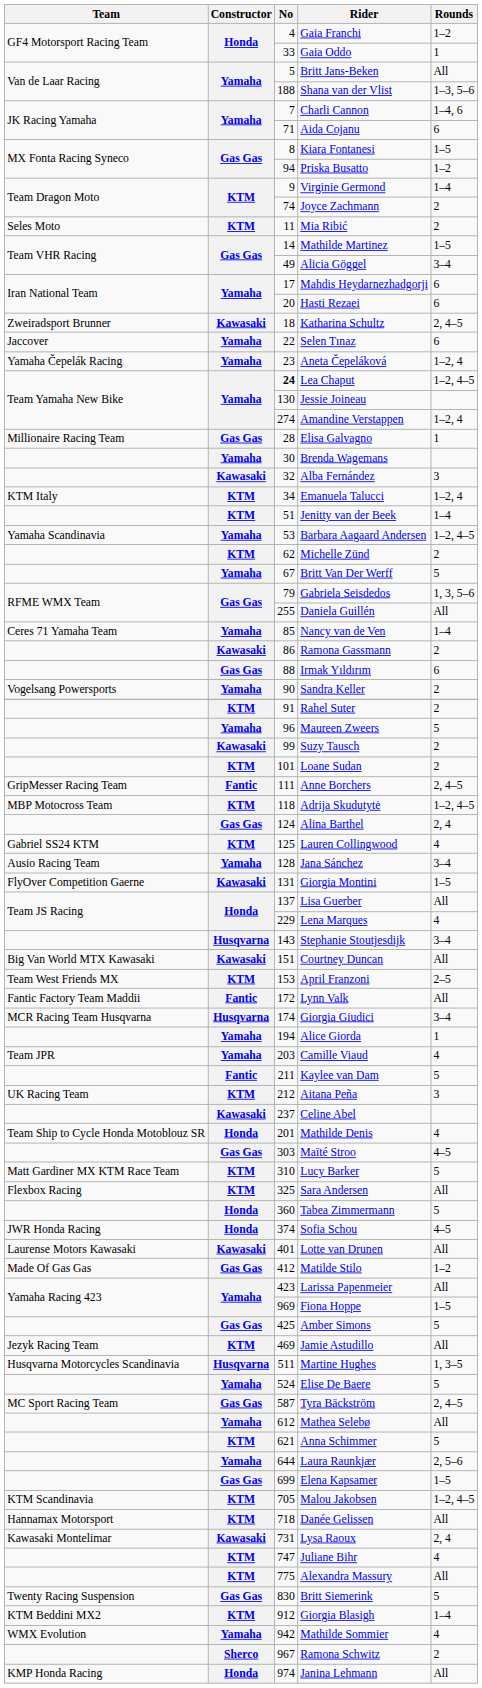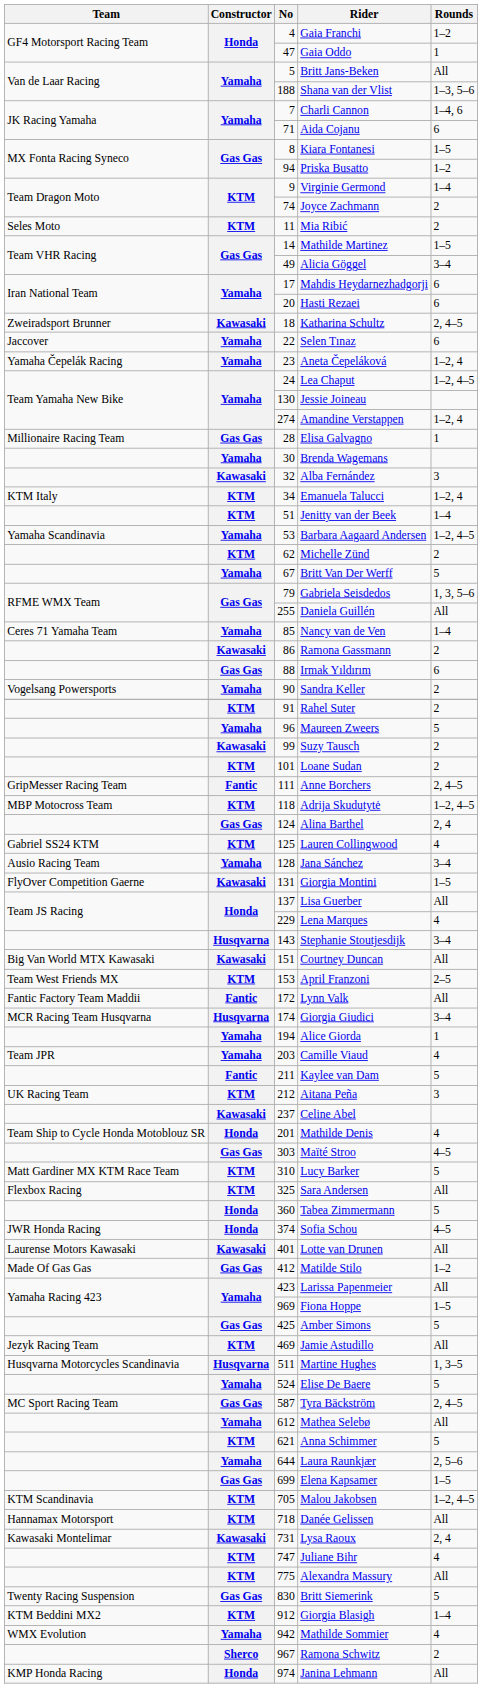(289, 52) 33 -> (289, 52) 47
(289, 380) bold -> (289, 380) normal
